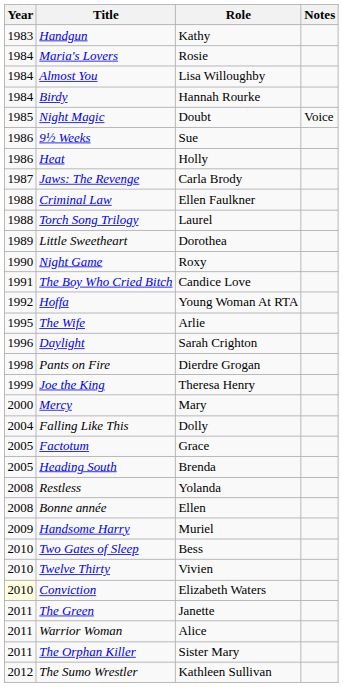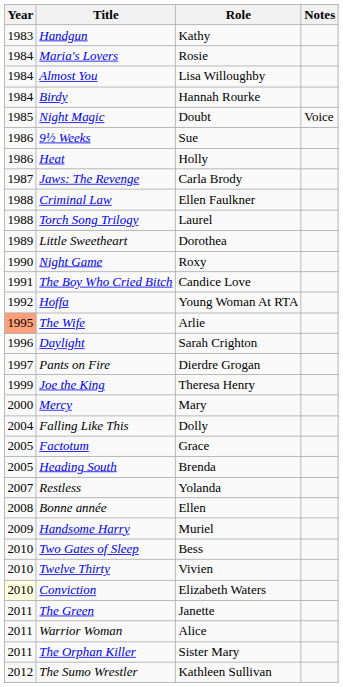(20, 323) no background -> (20, 323) lightsalmon background
(20, 364) 1998 -> (20, 364) 1997
(20, 487) 2008 -> (20, 487) 2007
